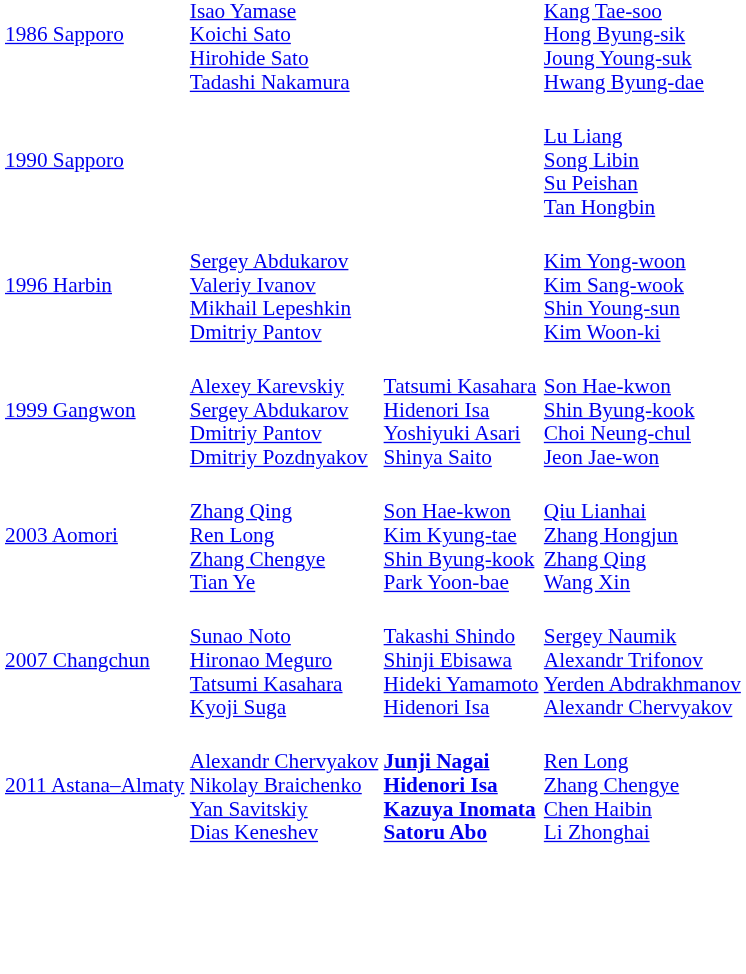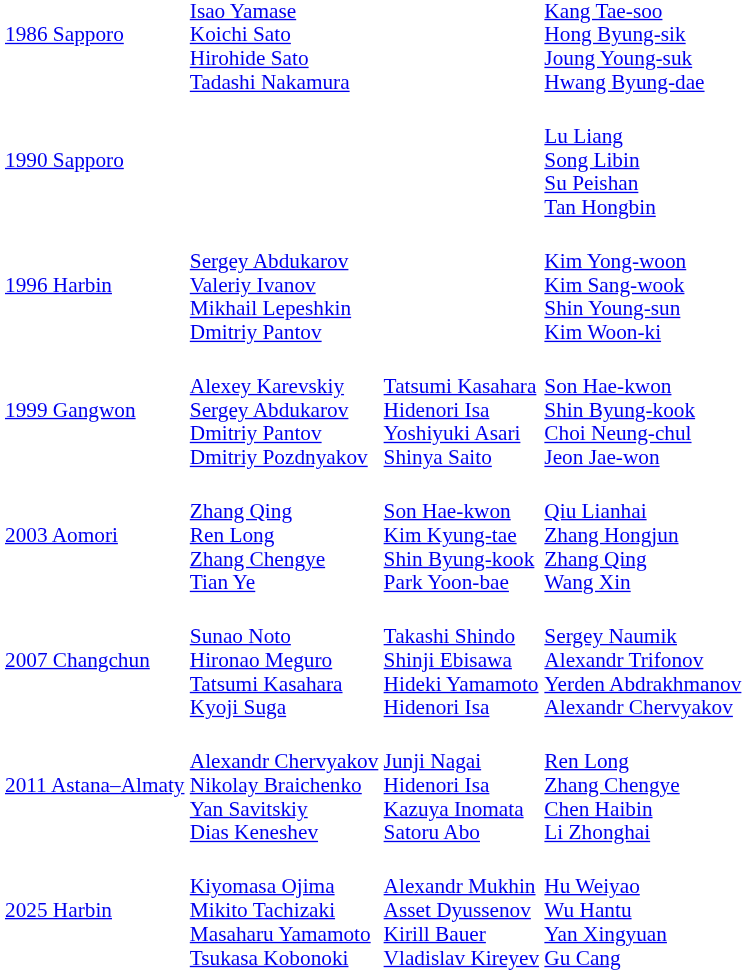(460, 796) bold -> (454, 796) normal
+ row: (58, 909)
